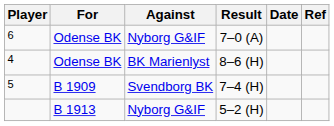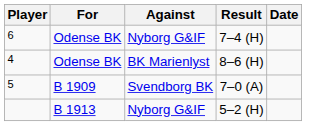- column: (315, 15)
(241, 37) 7–0 (A) -> (241, 37) 7–4 (H)
(241, 87) 7–4 (H) -> (241, 87) 7–0 (A)
